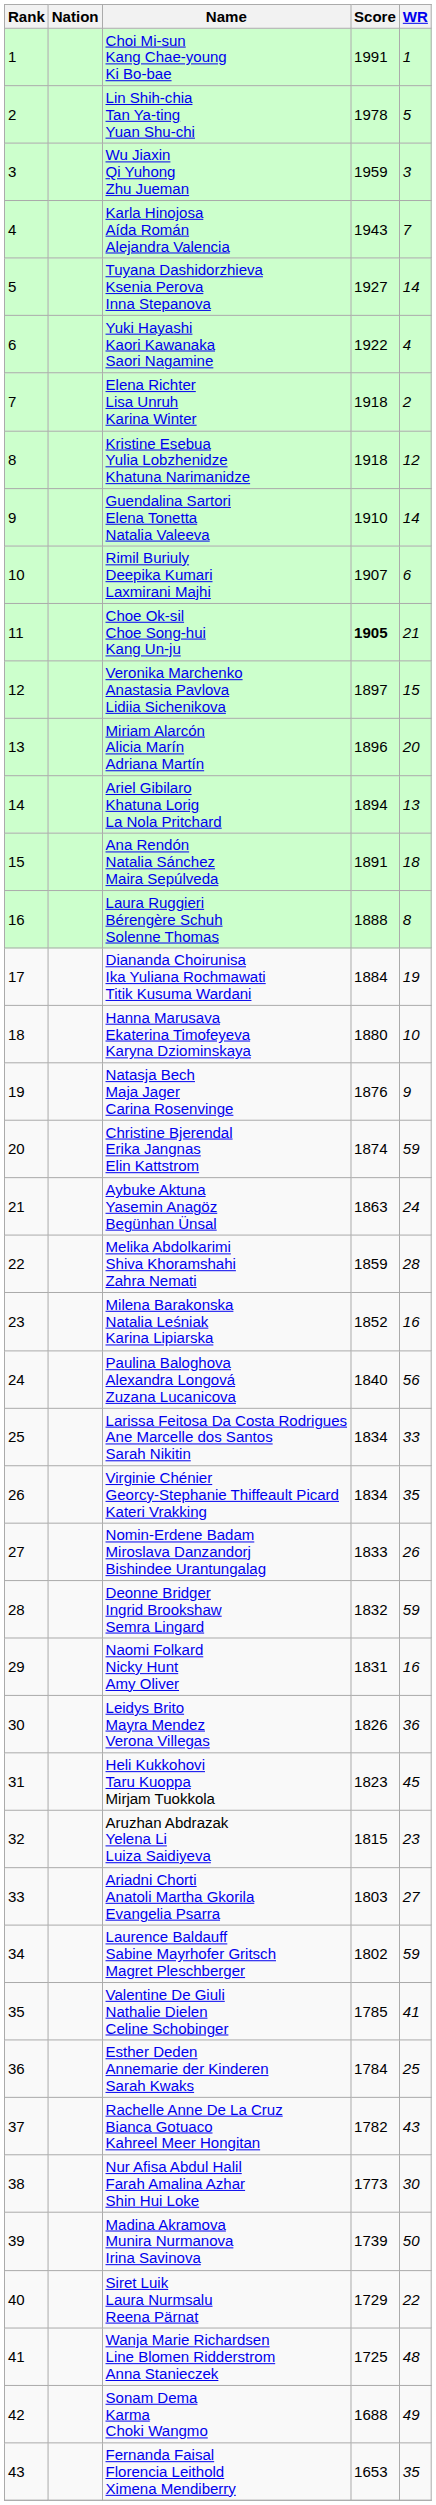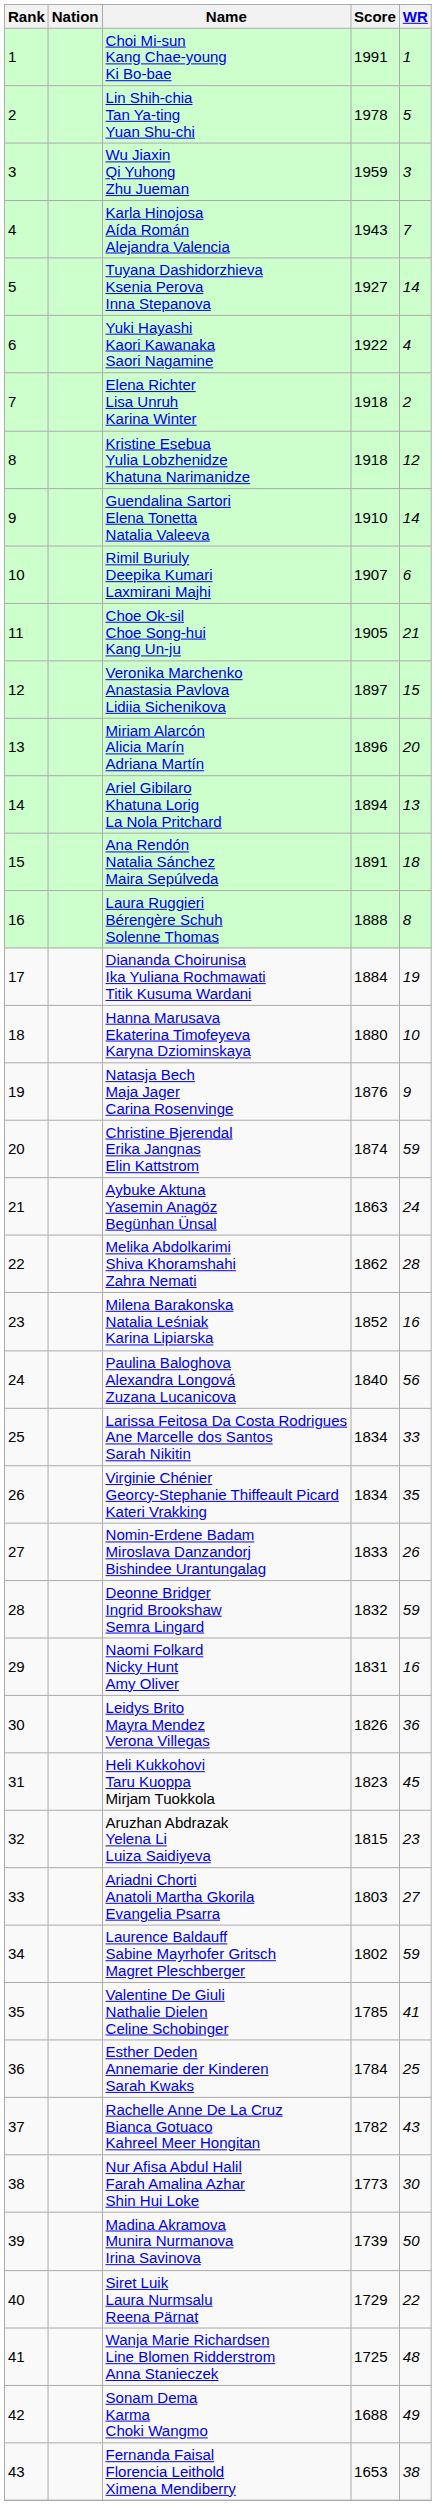(371, 632) bold -> (371, 632) normal
(371, 1264) 1859 -> (371, 1264) 1862
(411, 2471) 35 -> (411, 2471) 38
